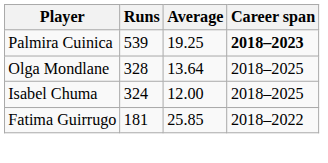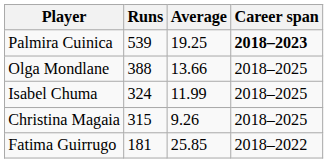(136, 68) 328 -> (140, 68) 388
(185, 68) 13.64 -> (189, 68) 13.66
(185, 94) 12.00 -> (189, 94) 11.99
+ row: (64, 119)
